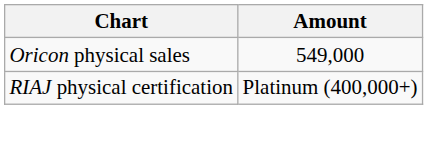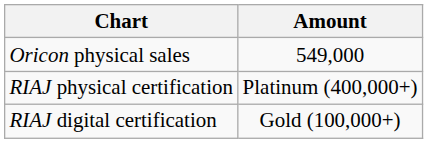+ row: (113, 120)
